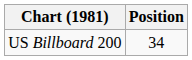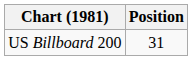(156, 42) 34 -> (156, 42) 31
